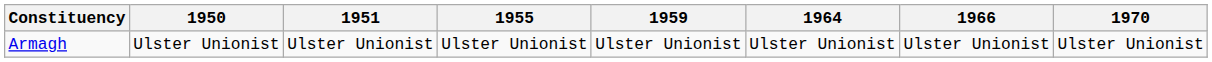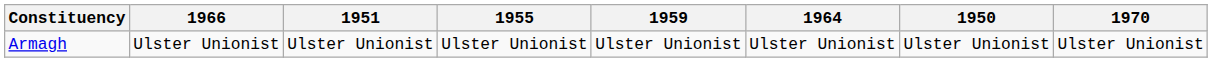columns swapped: (206, 18) <-> (977, 18)
